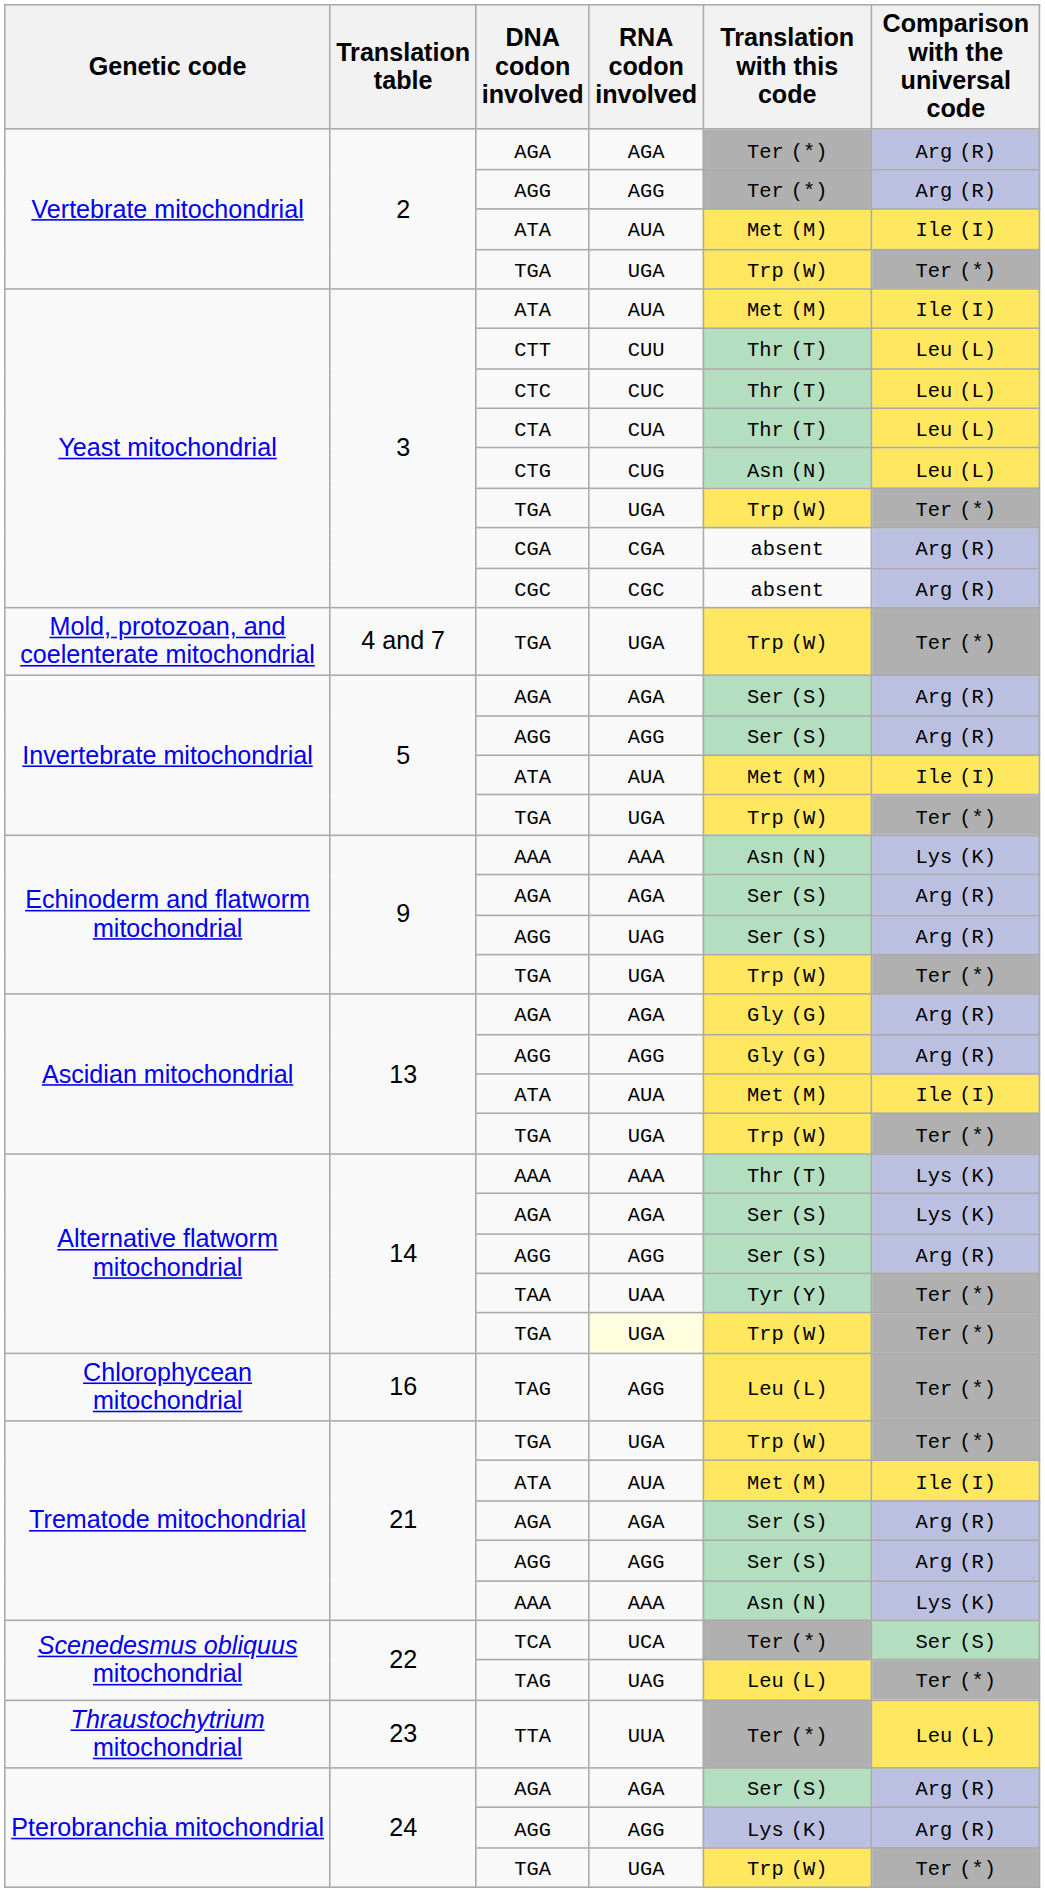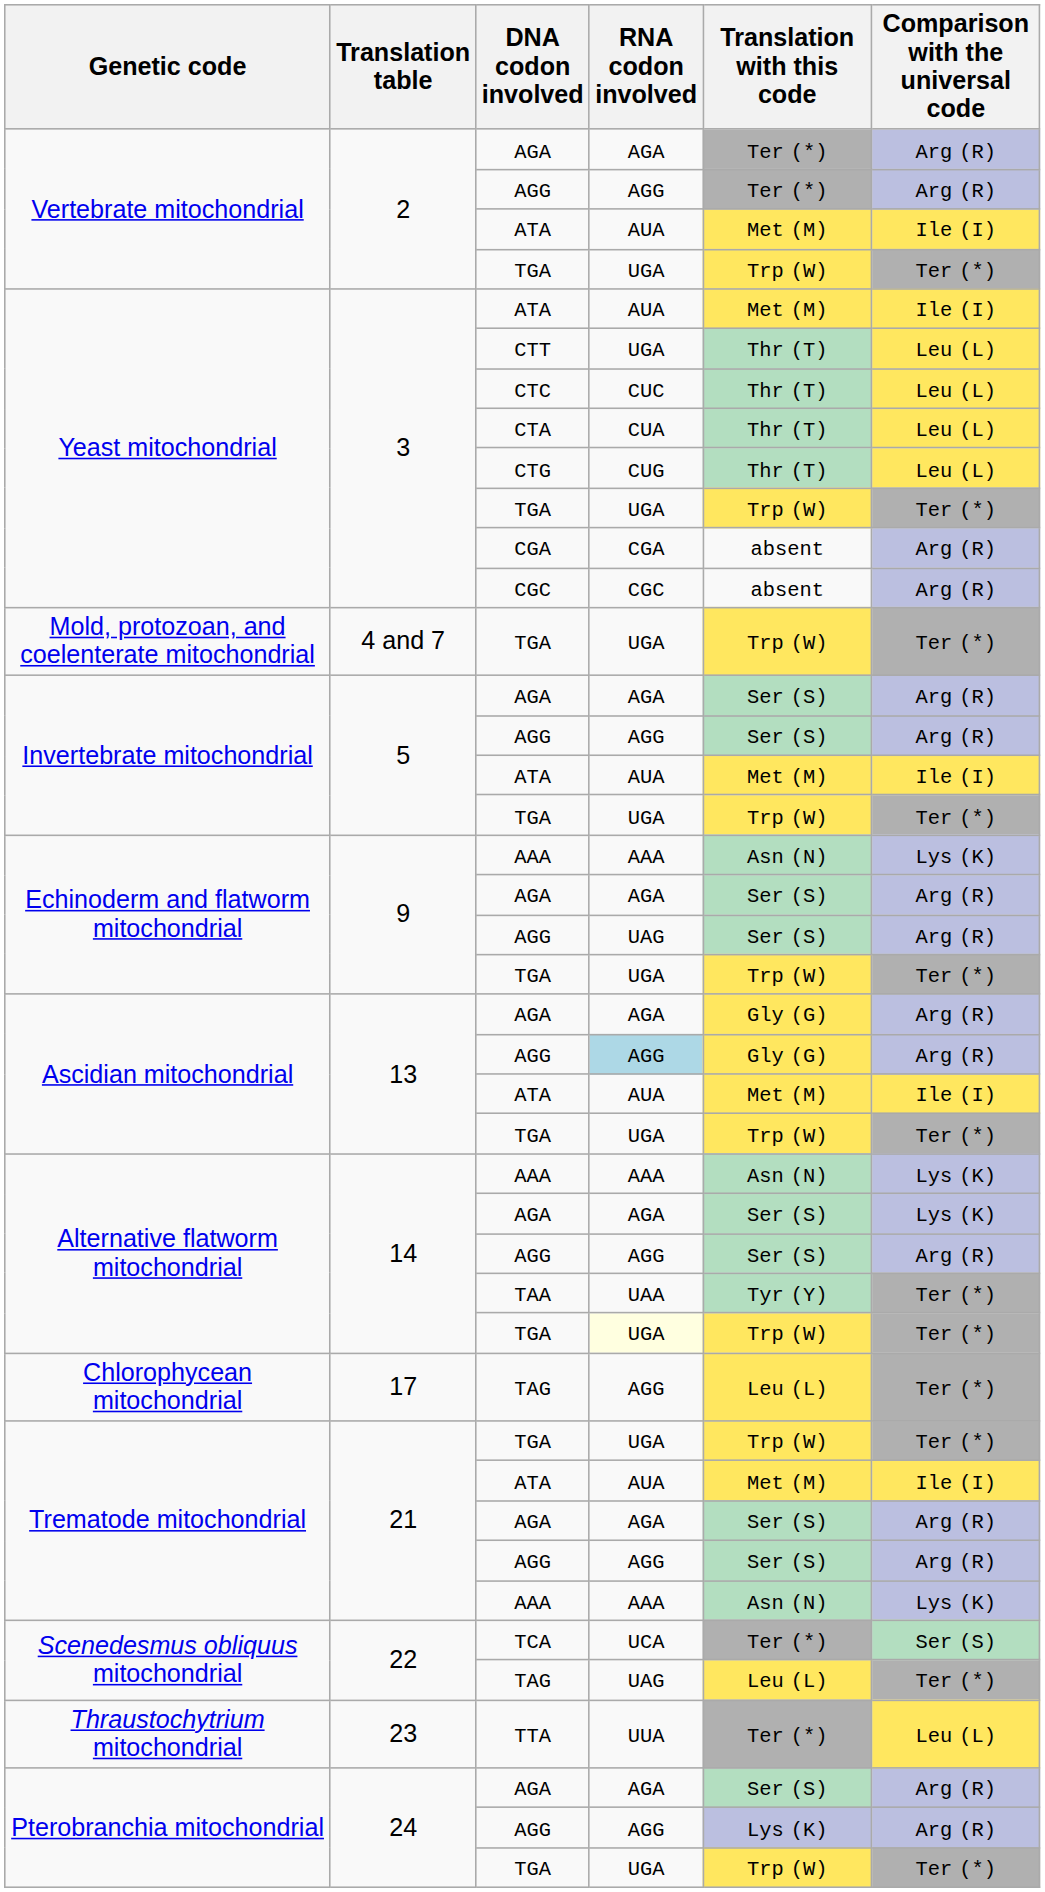(646, 351) CUU -> (646, 351) UGA
(787, 468) Asn (N) -> (787, 468) Thr (T)
(646, 1056) no background -> (646, 1056) lightblue background
(787, 1174) Thr (T) -> (787, 1174) Asn (N)
(403, 1386) 16 -> (403, 1386) 17
